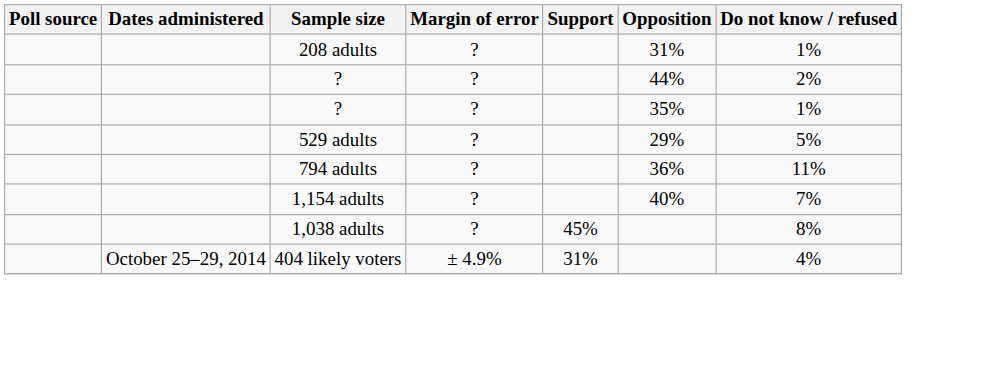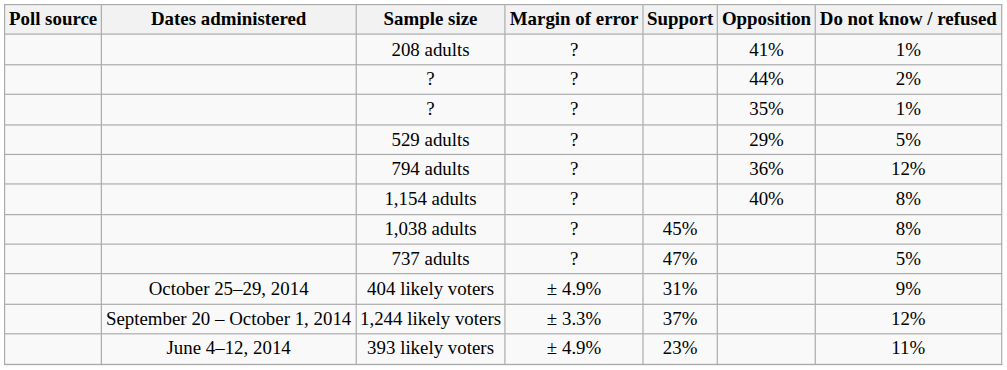(667, 49) 31% -> (767, 49) 41%
(809, 169) 11% -> (908, 169) 12%
(809, 199) 7% -> (908, 199) 8%
+ row: (229, 259)
(809, 259) 4% -> (908, 288) 9%
+ row: (229, 318)
+ row: (229, 348)
